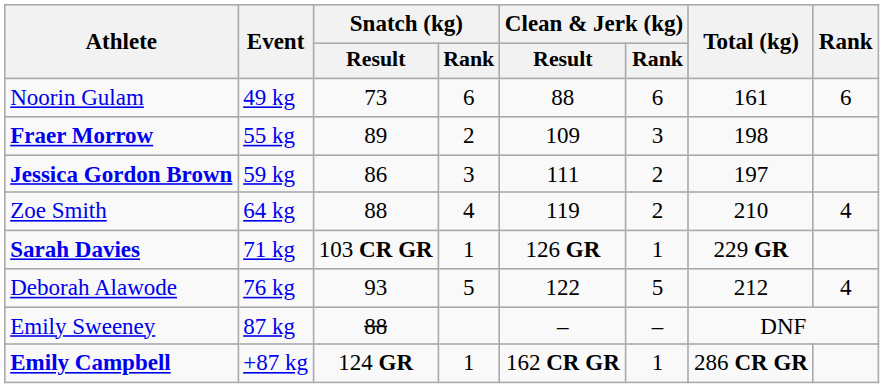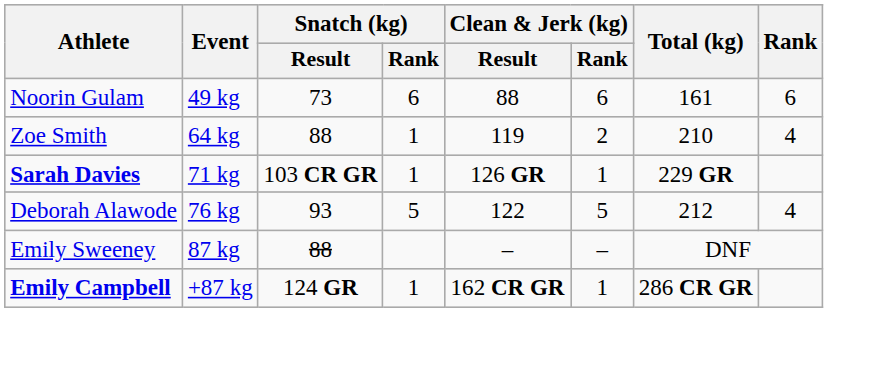- row: (82, 135)
- row: (121, 173)
(469, 211) 4 -> (413, 135) 1
